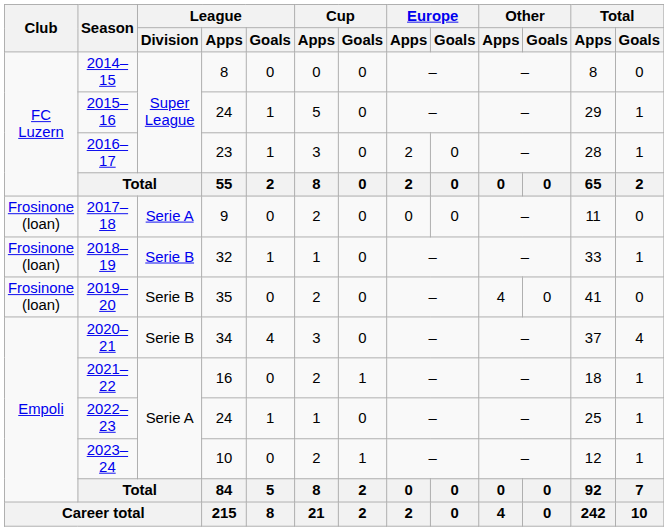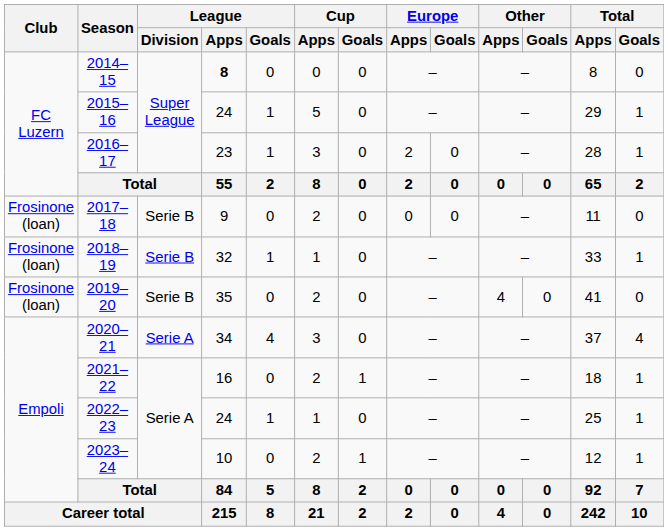(224, 71) normal -> (224, 71) bold
(170, 216) Serie A -> (170, 216) Serie B
(170, 337) Serie B -> (170, 337) Serie A
